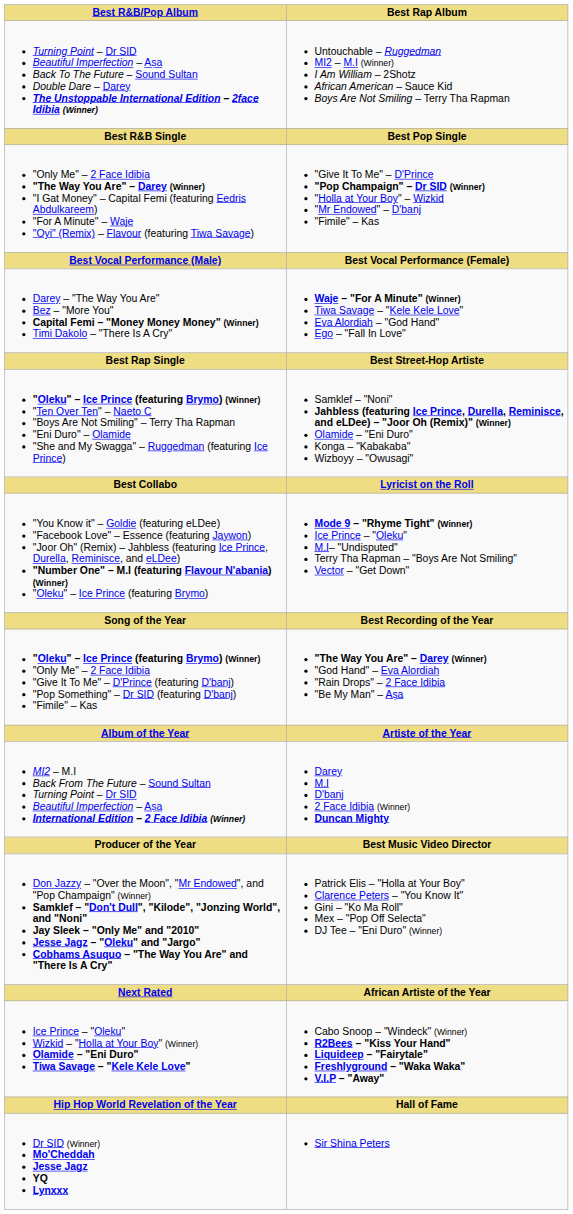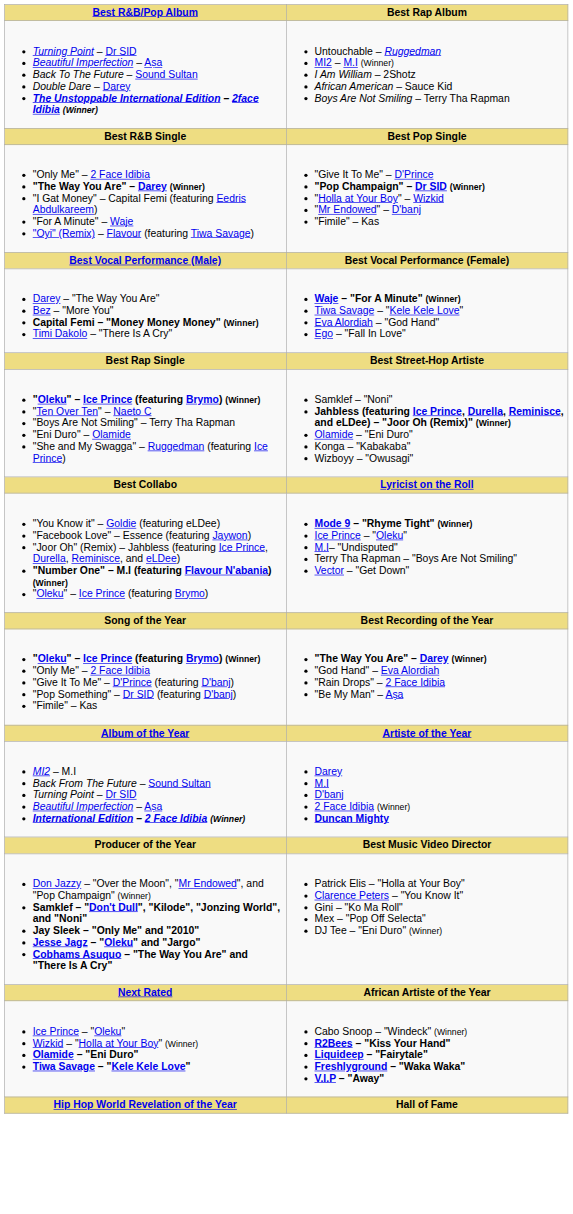- row: (145, 1167)
